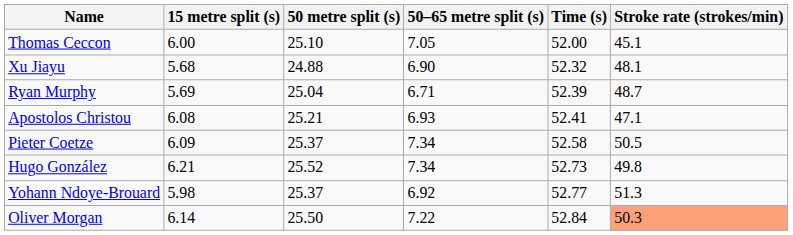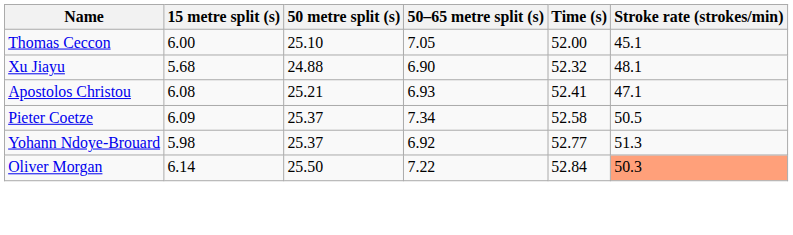- row: (52, 92)
- row: (58, 167)
